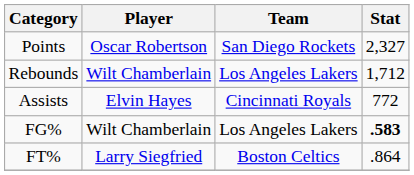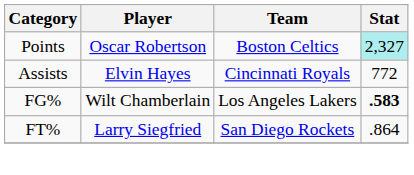(288, 45) San Diego Rockets -> (287, 45) Boston Celtics
(385, 45) no background -> (384, 45) paleturquoise background
- row: (43, 73)
(288, 156) Boston Celtics -> (287, 128) San Diego Rockets
